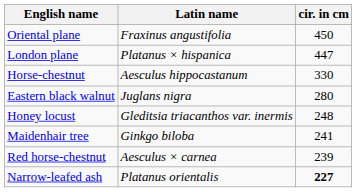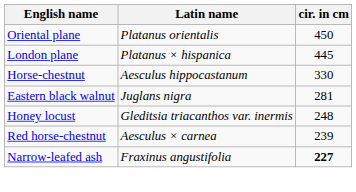(176, 34) Fraxinus angustifolia -> (169, 34) Platanus orientalis
(324, 55) 447 -> (324, 55) 445
(324, 95) 280 -> (324, 95) 281
- row: (48, 136)
(169, 177) Platanus orientalis -> (176, 156) Fraxinus angustifolia
